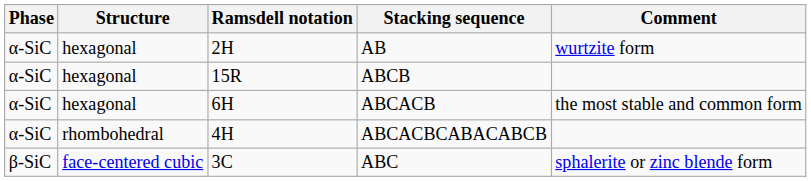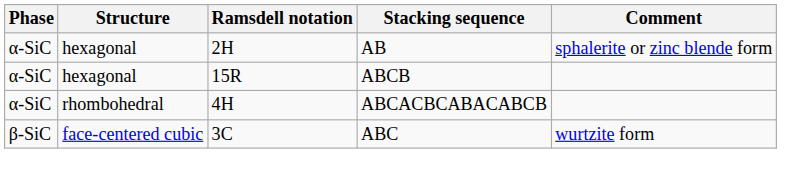(605, 47) wurtzite form -> (664, 47) sphalerite or zinc blende form
- row: (398, 104)
(664, 162) sphalerite or zinc blende form -> (605, 133) wurtzite form
